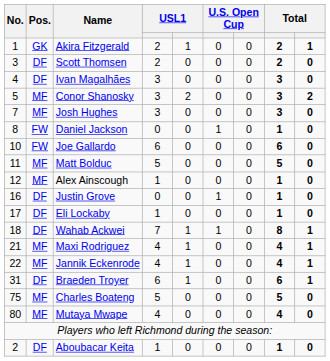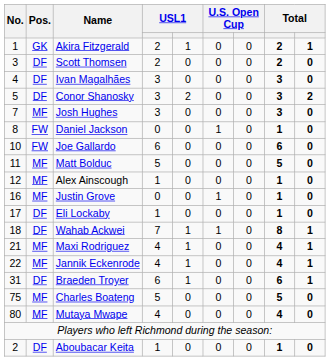(40, 96) MF -> (40, 96) DF
(40, 197) DF -> (40, 197) MF
